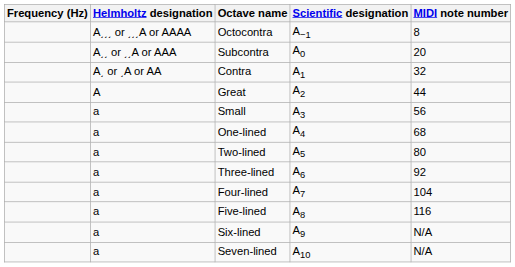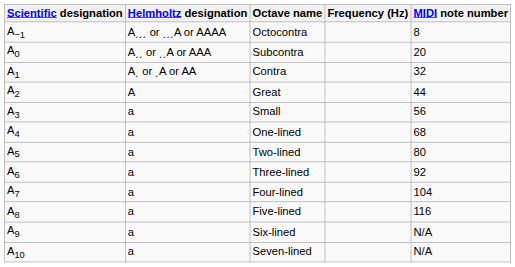columns swapped: (350, 13) <-> (47, 13)
